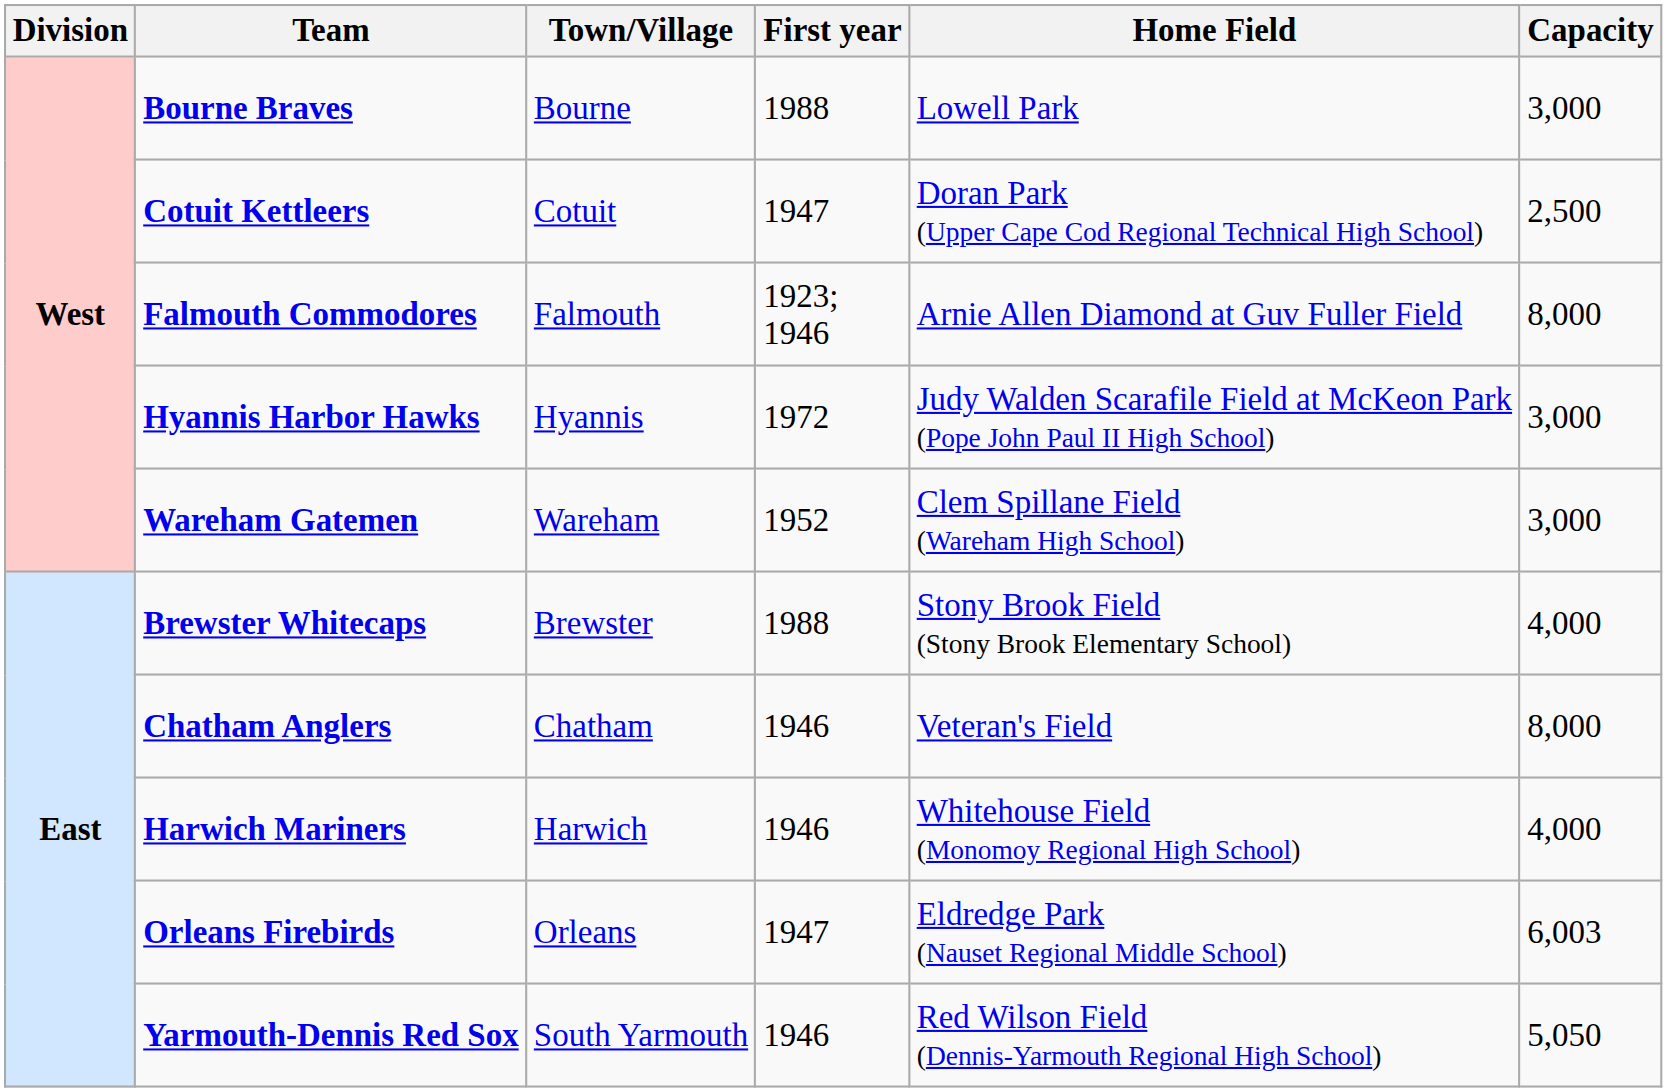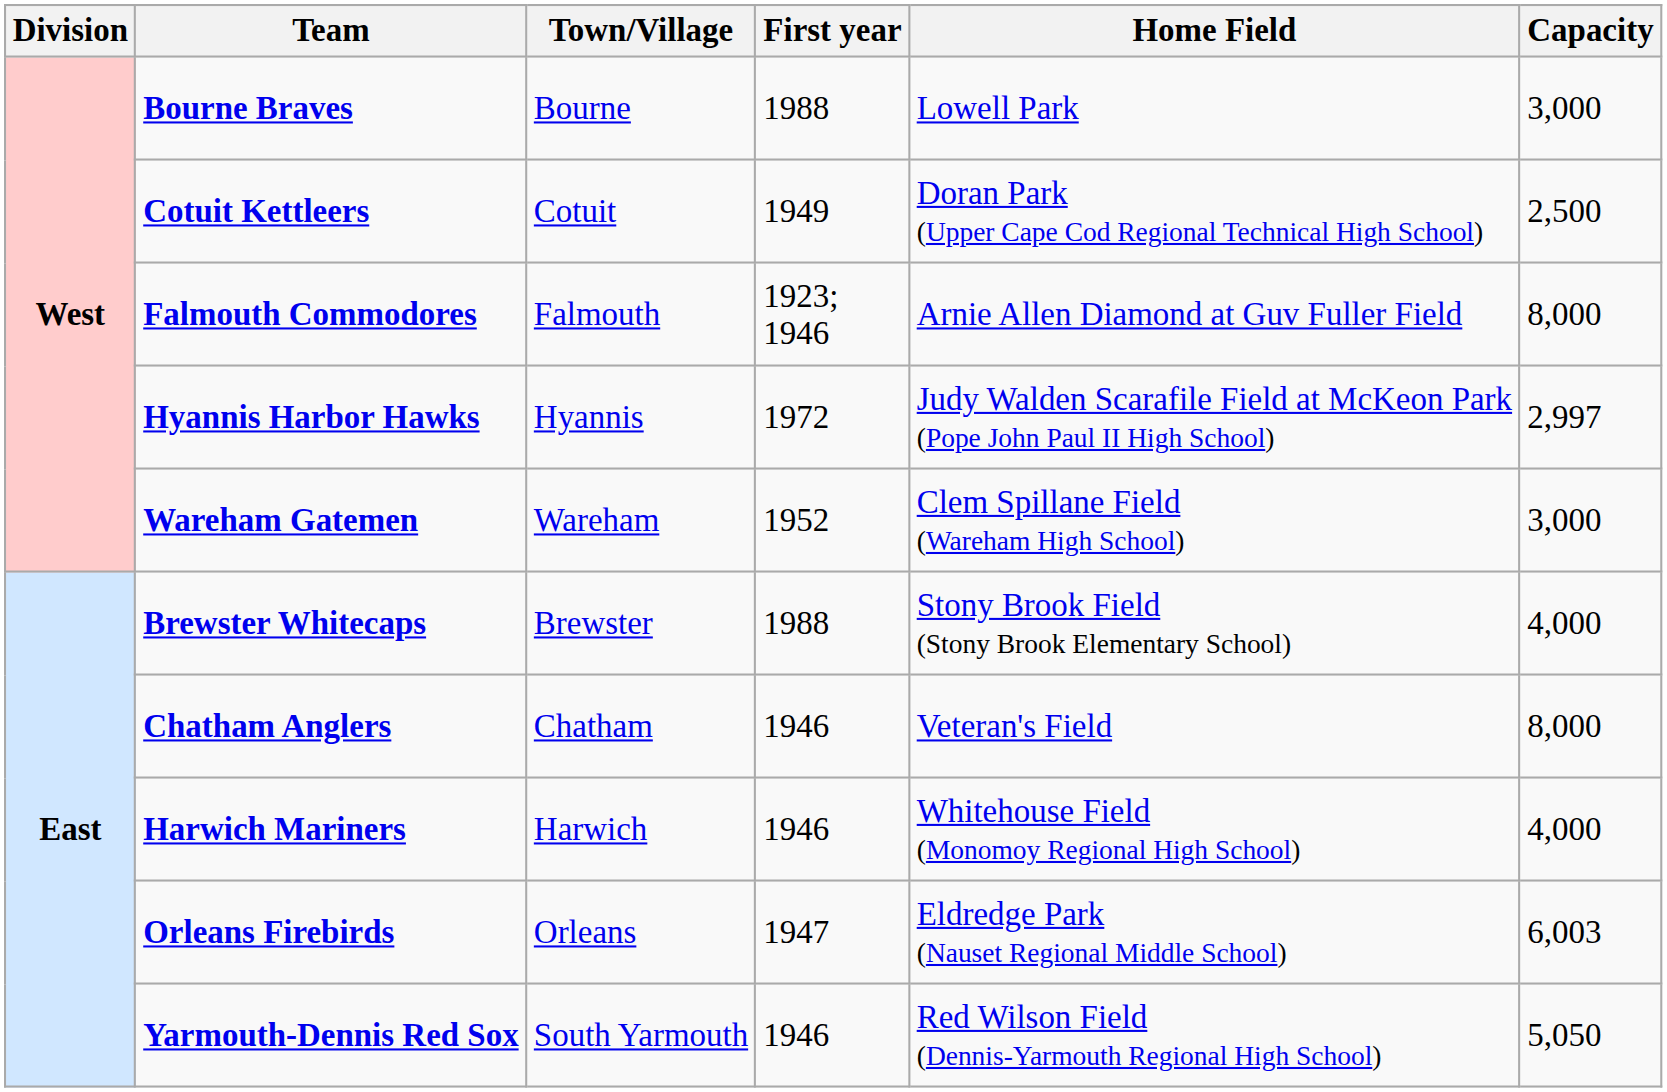(796, 211) 1947 -> (796, 211) 1949
(1564, 417) 3,000 -> (1564, 417) 2,997
